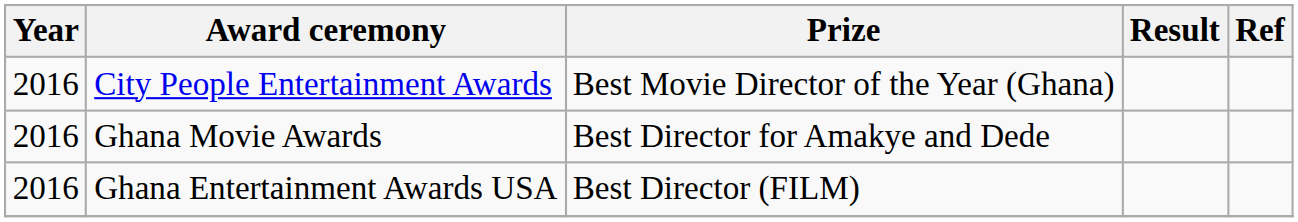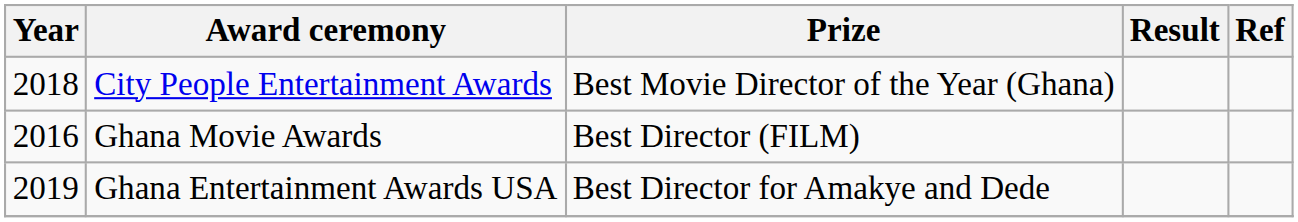(46, 83) 2016 -> (46, 83) 2018
(811, 135) Best Director for Amakye and Dede -> (716, 135) Best Director (FILM)
(46, 188) 2016 -> (46, 188) 2019
(716, 188) Best Director (FILM) -> (811, 188) Best Director for Amakye and Dede
